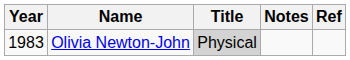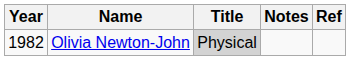(26, 42) 1983 -> (26, 42) 1982
